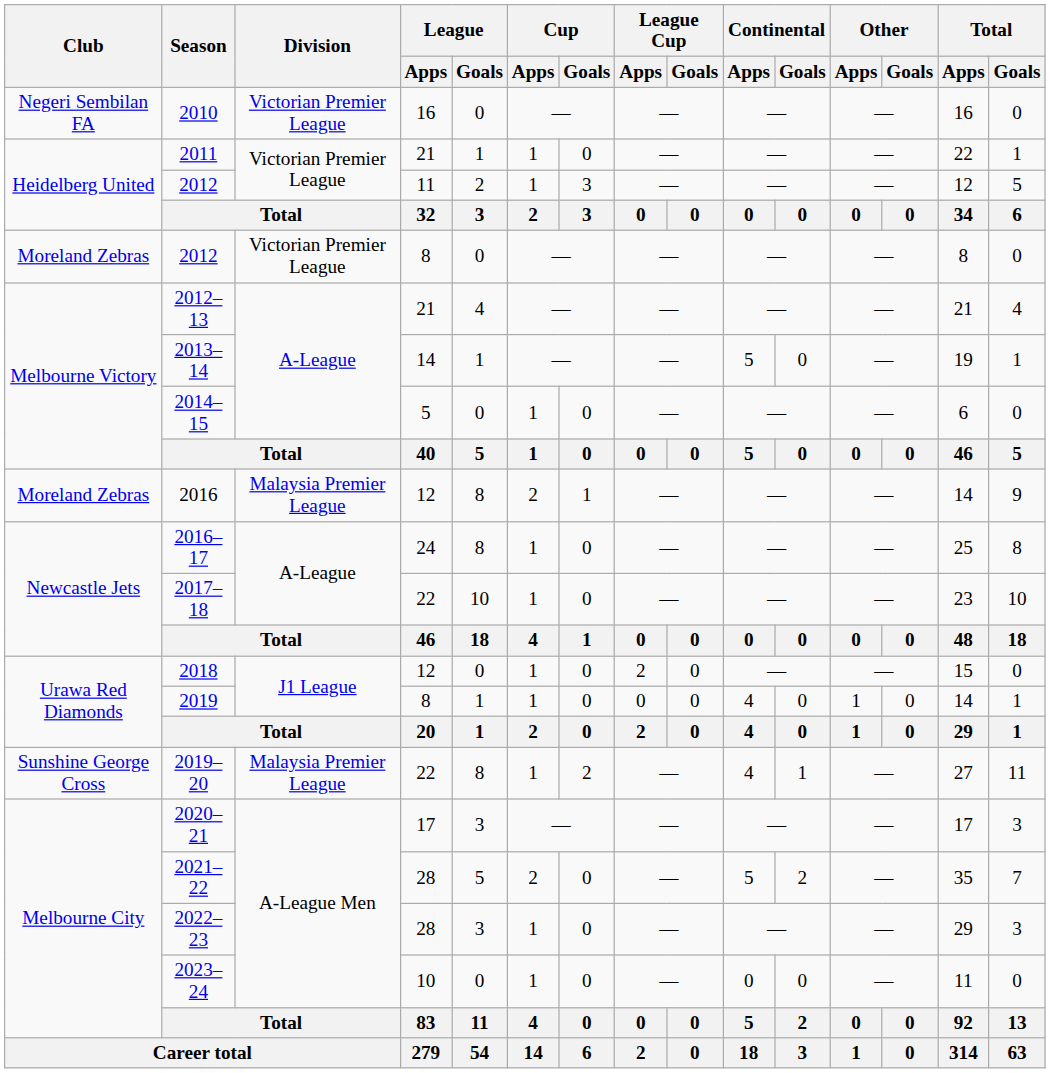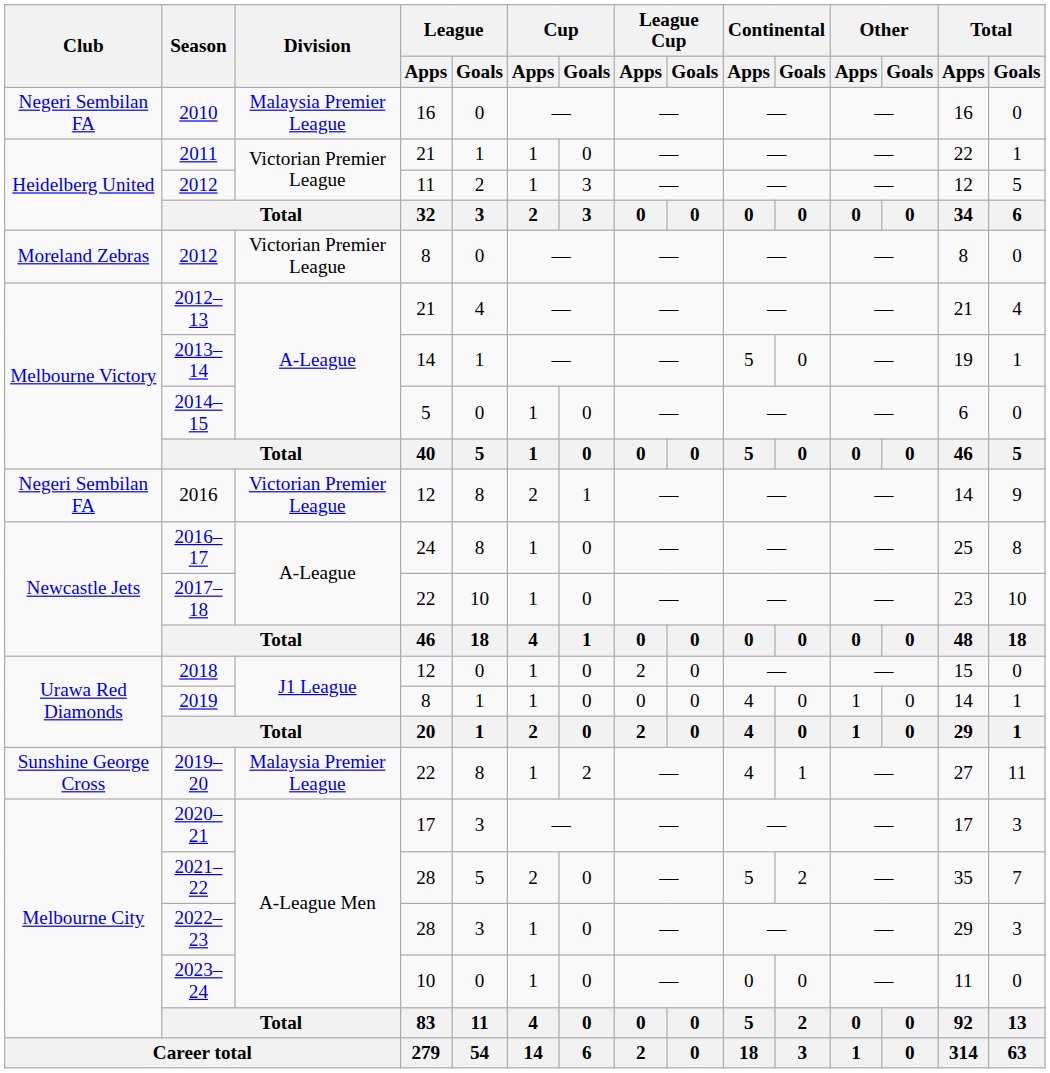(317, 113) Victorian Premier League -> (317, 113) Malaysia Premier League
(83, 495) Moreland Zebras -> (83, 495) Negeri Sembilan FA
(317, 495) Malaysia Premier League -> (317, 495) Victorian Premier League
